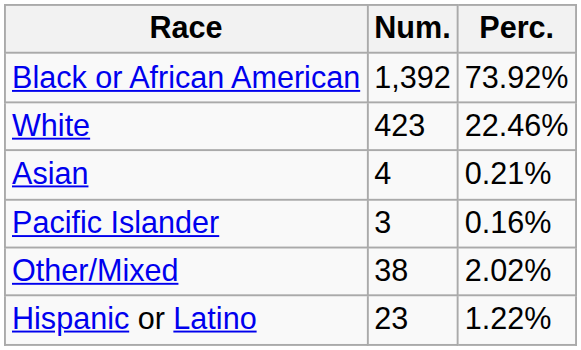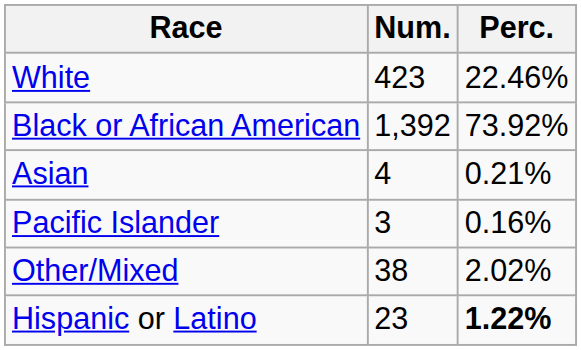rows swapped: (51, 125) <-> (186, 77)
(508, 319) normal -> (508, 319) bold
